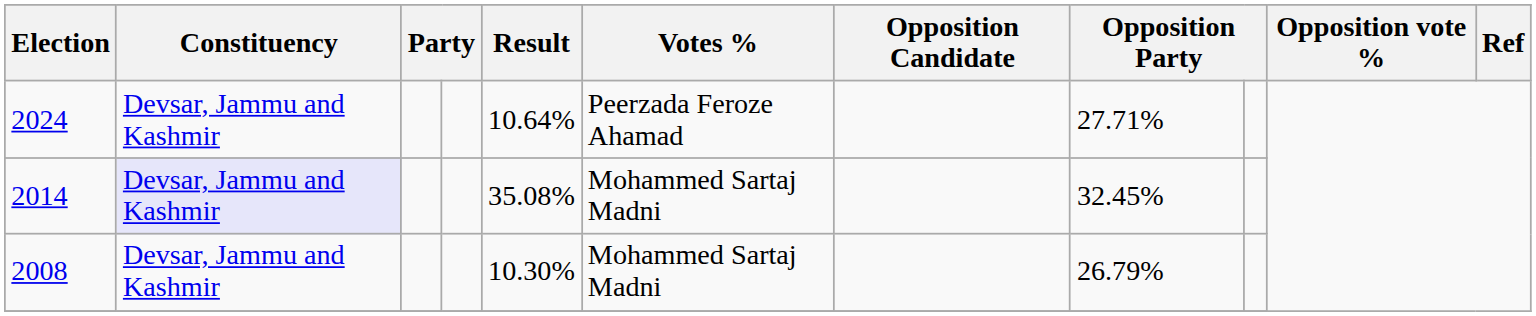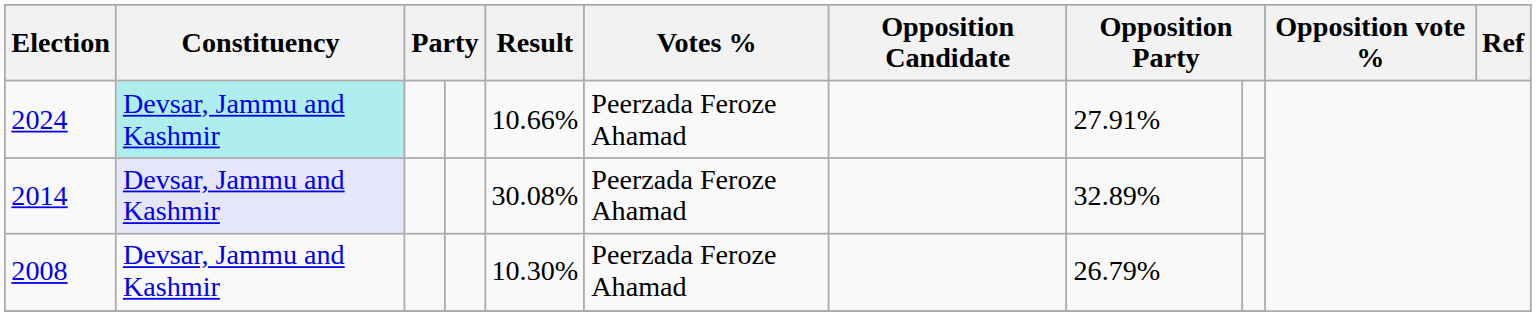(234, 119) no background -> (234, 119) paleturquoise background
(531, 119) 10.64% -> (535, 119) 10.66%
(1120, 119) 27.71% -> (1117, 119) 27.91%
(531, 195) 35.08% -> (535, 195) 30.08%
(692, 195) Mohammed Sartaj Madni -> (684, 195) Peerzada Feroze Ahamad
(1120, 195) 32.45% -> (1117, 195) 32.89%
(692, 271) Mohammed Sartaj Madni -> (684, 271) Peerzada Feroze Ahamad
